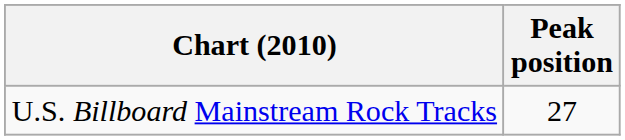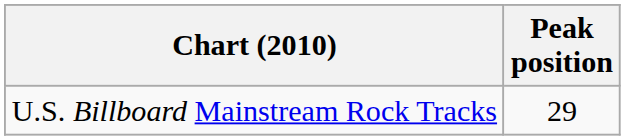(562, 109) 27 -> (562, 109) 29
